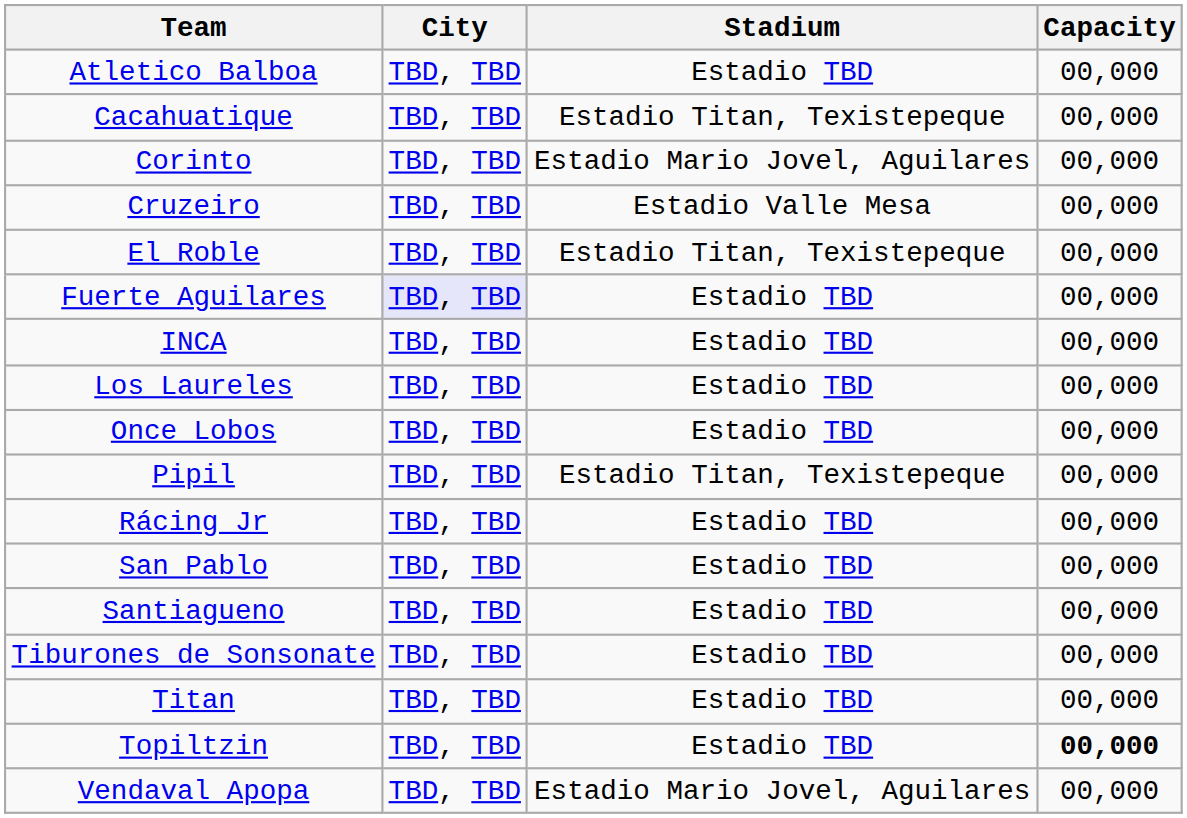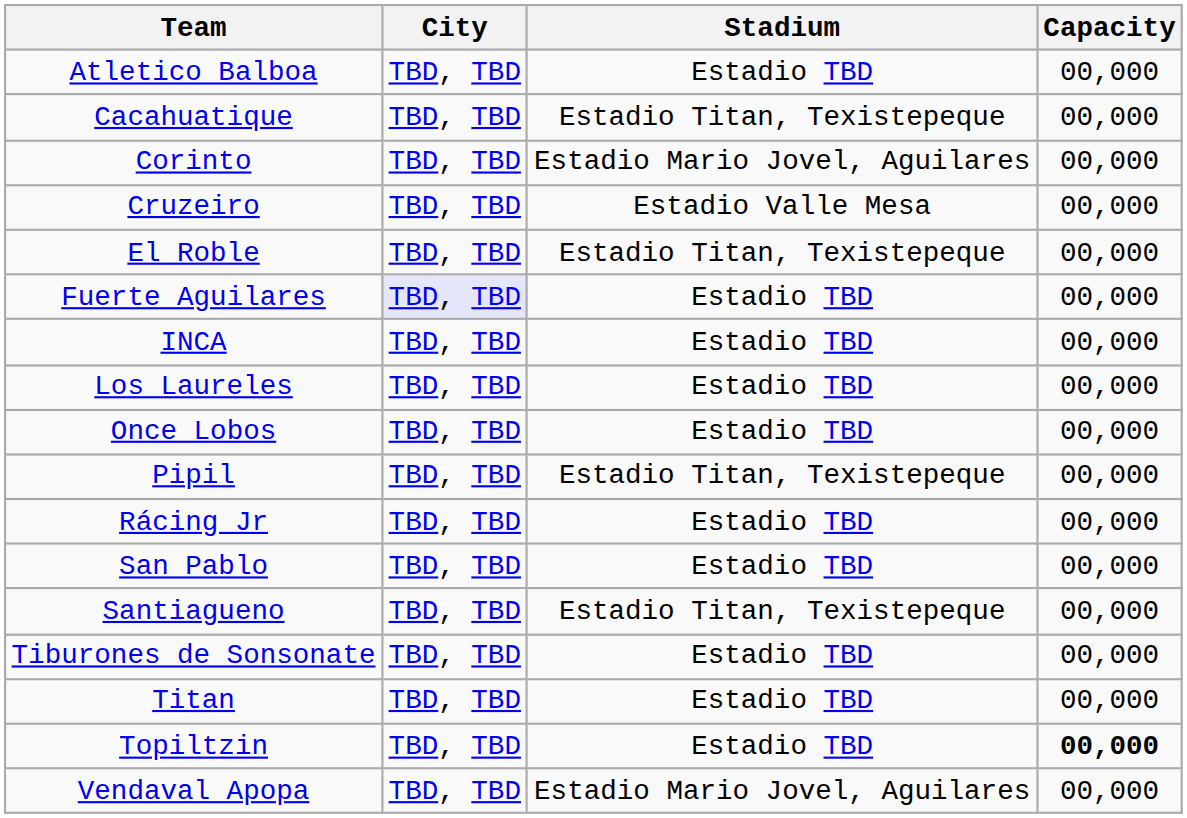(782, 611) Estadio TBD -> (782, 611) Estadio Titan, Texistepeque
